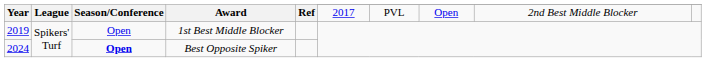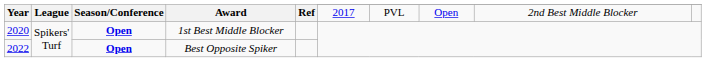(18, 30) 2019 -> (18, 30) 2020
(119, 30) normal -> (119, 30) bold
(18, 48) 2024 -> (18, 48) 2022
